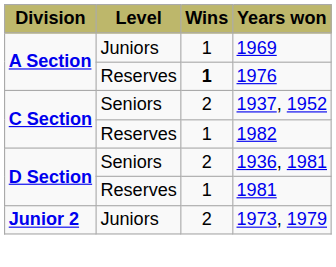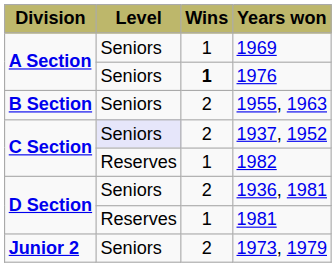(130, 47) Juniors -> (131, 47) Seniors
(139, 76) Reserves -> (131, 76) Seniors
+ row: (282, 104)
(131, 104) no background -> (131, 133) lavender background
(130, 219) Juniors -> (131, 248) Seniors
